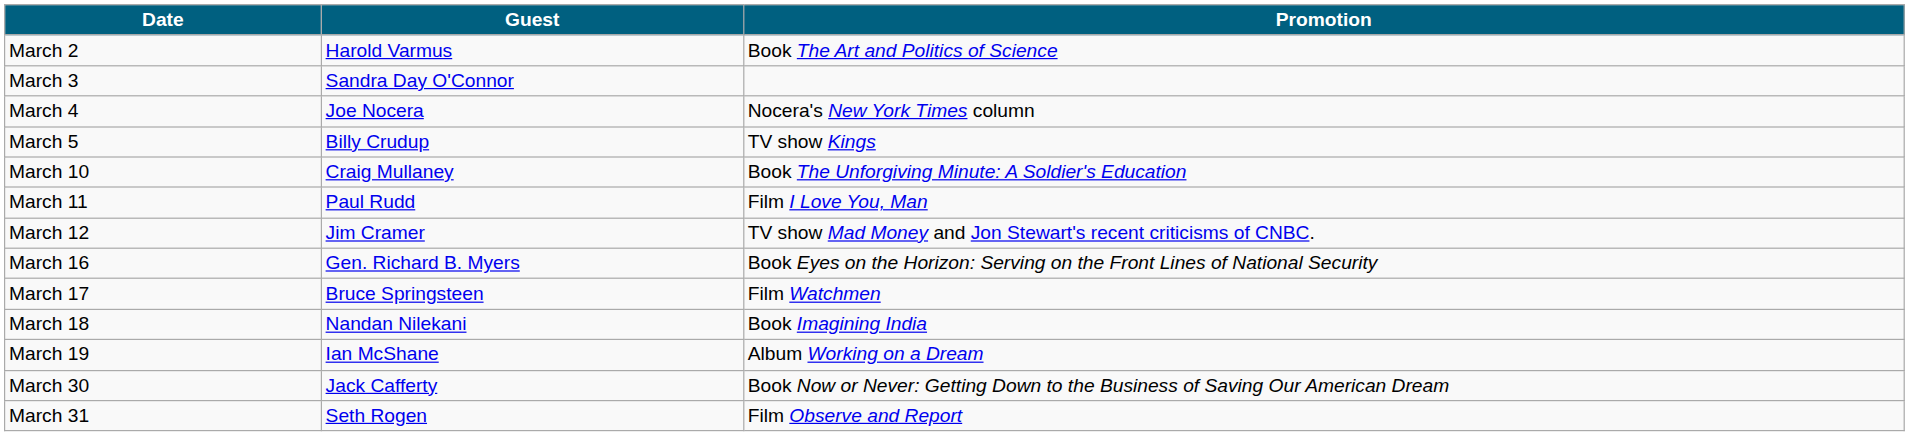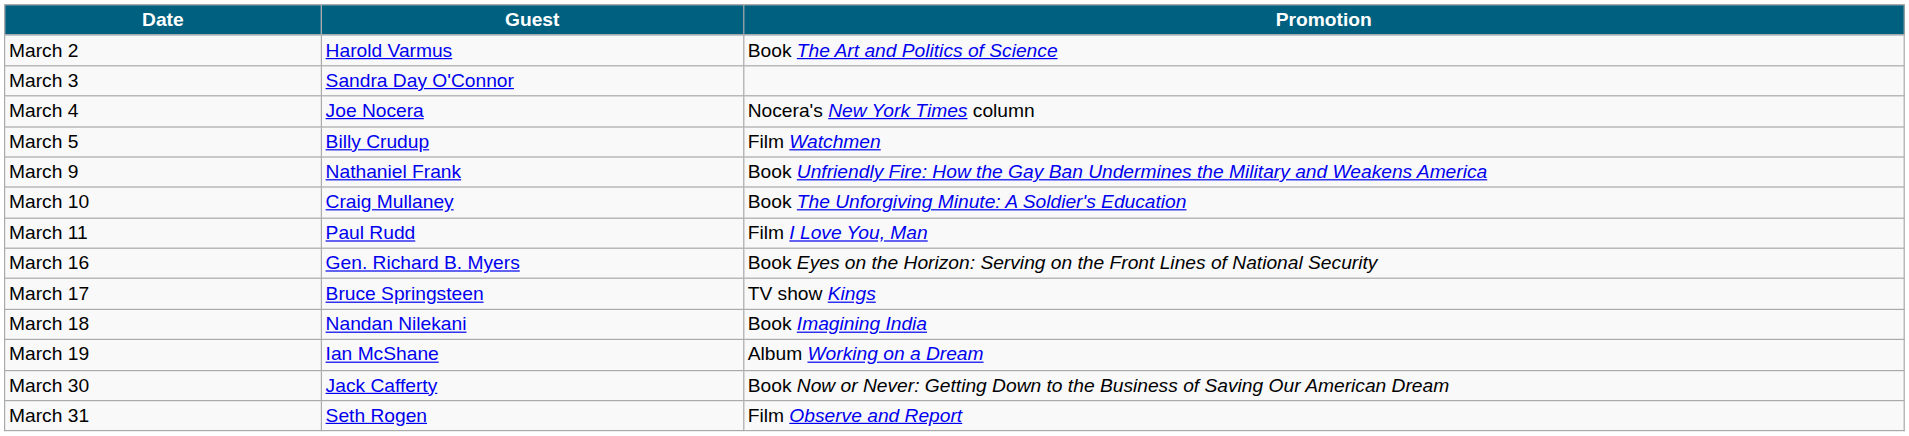(812, 141) TV show Kings -> (814, 141) Film Watchmen
+ row: (44, 171)
- row: (49, 232)
(814, 293) Film Watchmen -> (812, 293) TV show Kings
